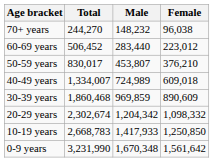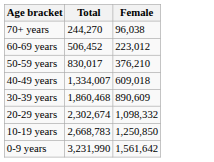- column: (137, 13)
